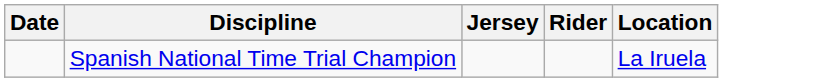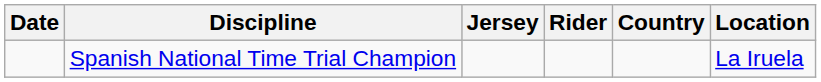+ column: (661, 22)
